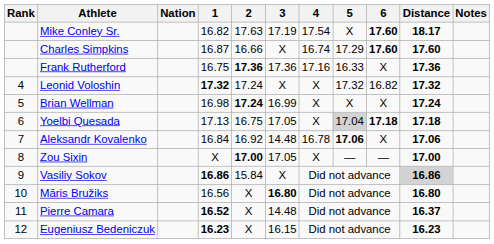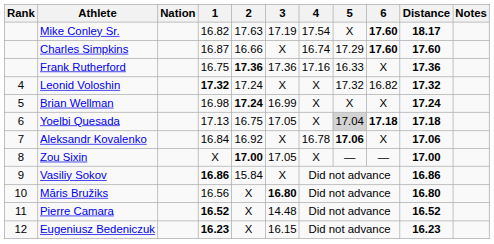(282, 139) 14.48 -> (282, 139) X
(426, 175) lightgrey background -> (426, 175) no background
(426, 211) 16.37 -> (426, 211) 16.52
